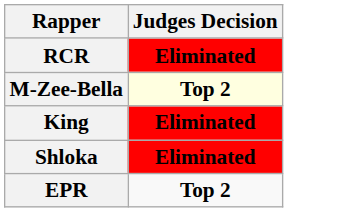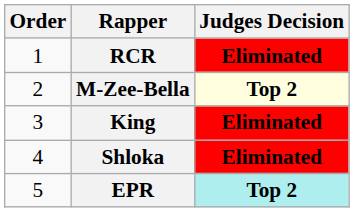+ column: (38, 21)
(205, 190) no background -> (272, 190) paleturquoise background
